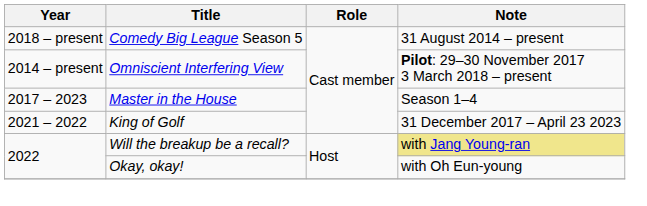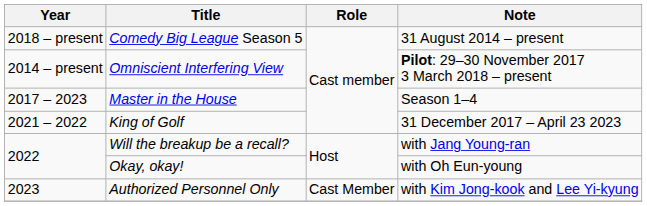(466, 144) khaki background -> (466, 144) no background
+ row: (194, 189)
